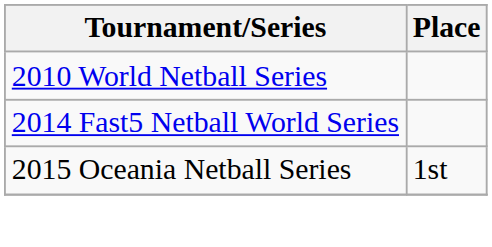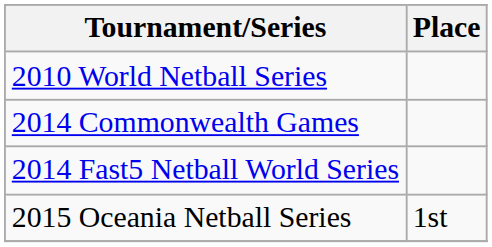+ row: (185, 122)
